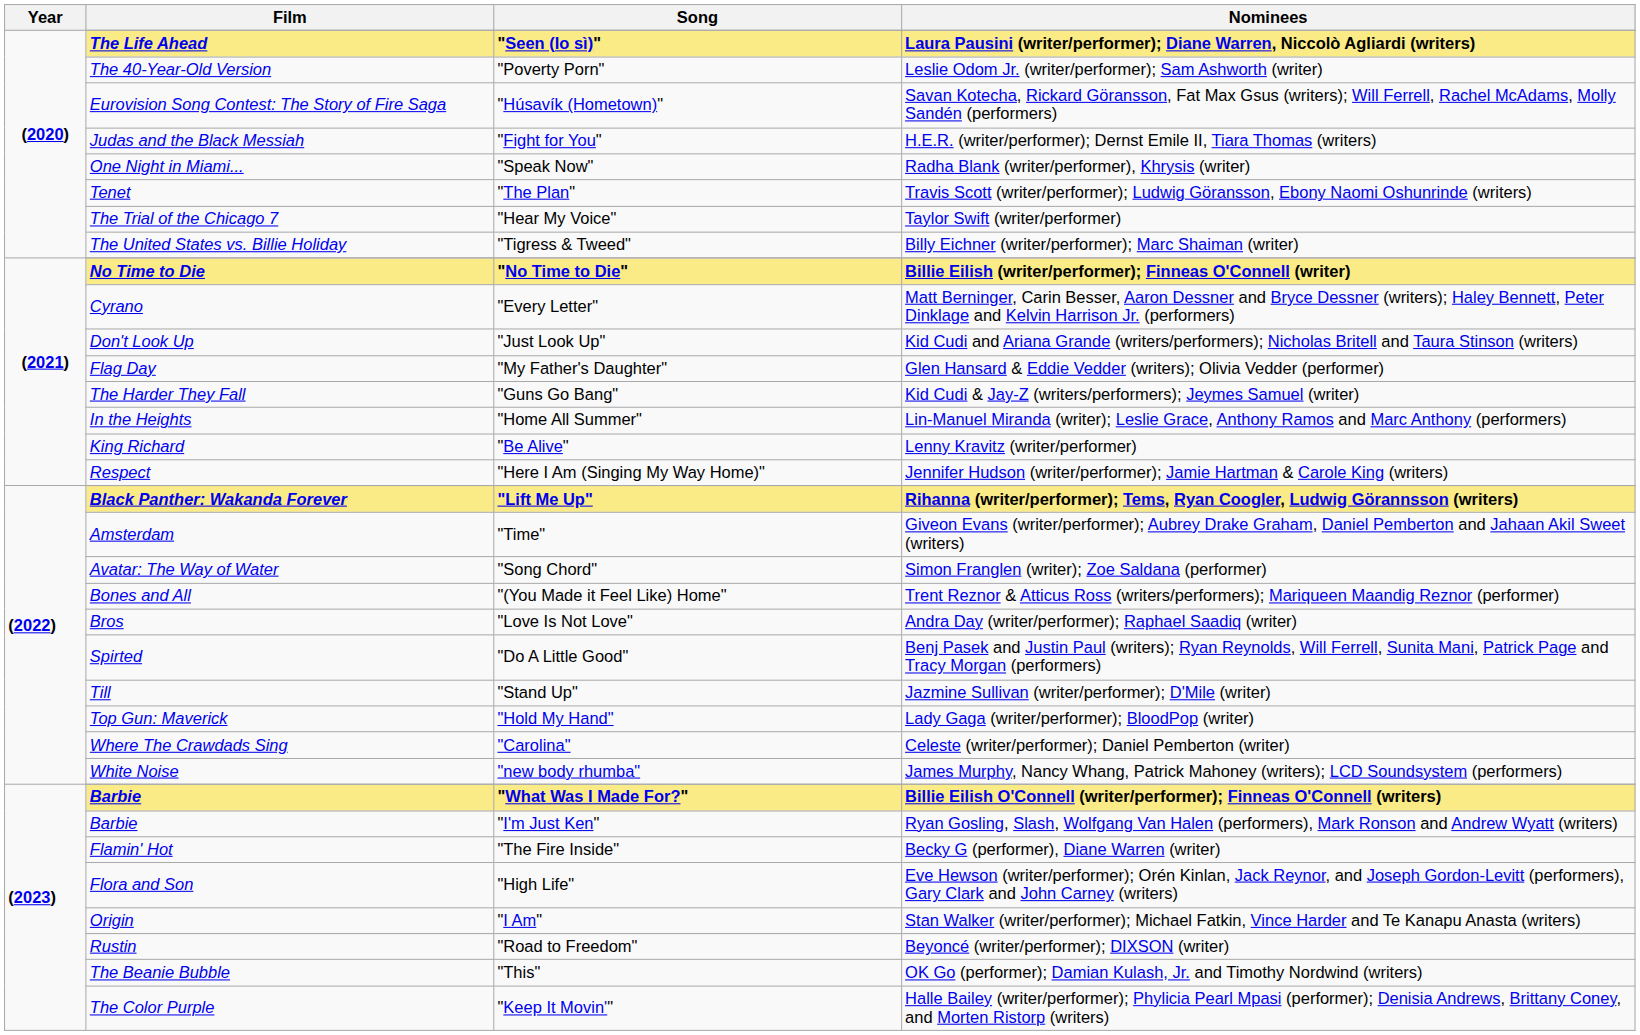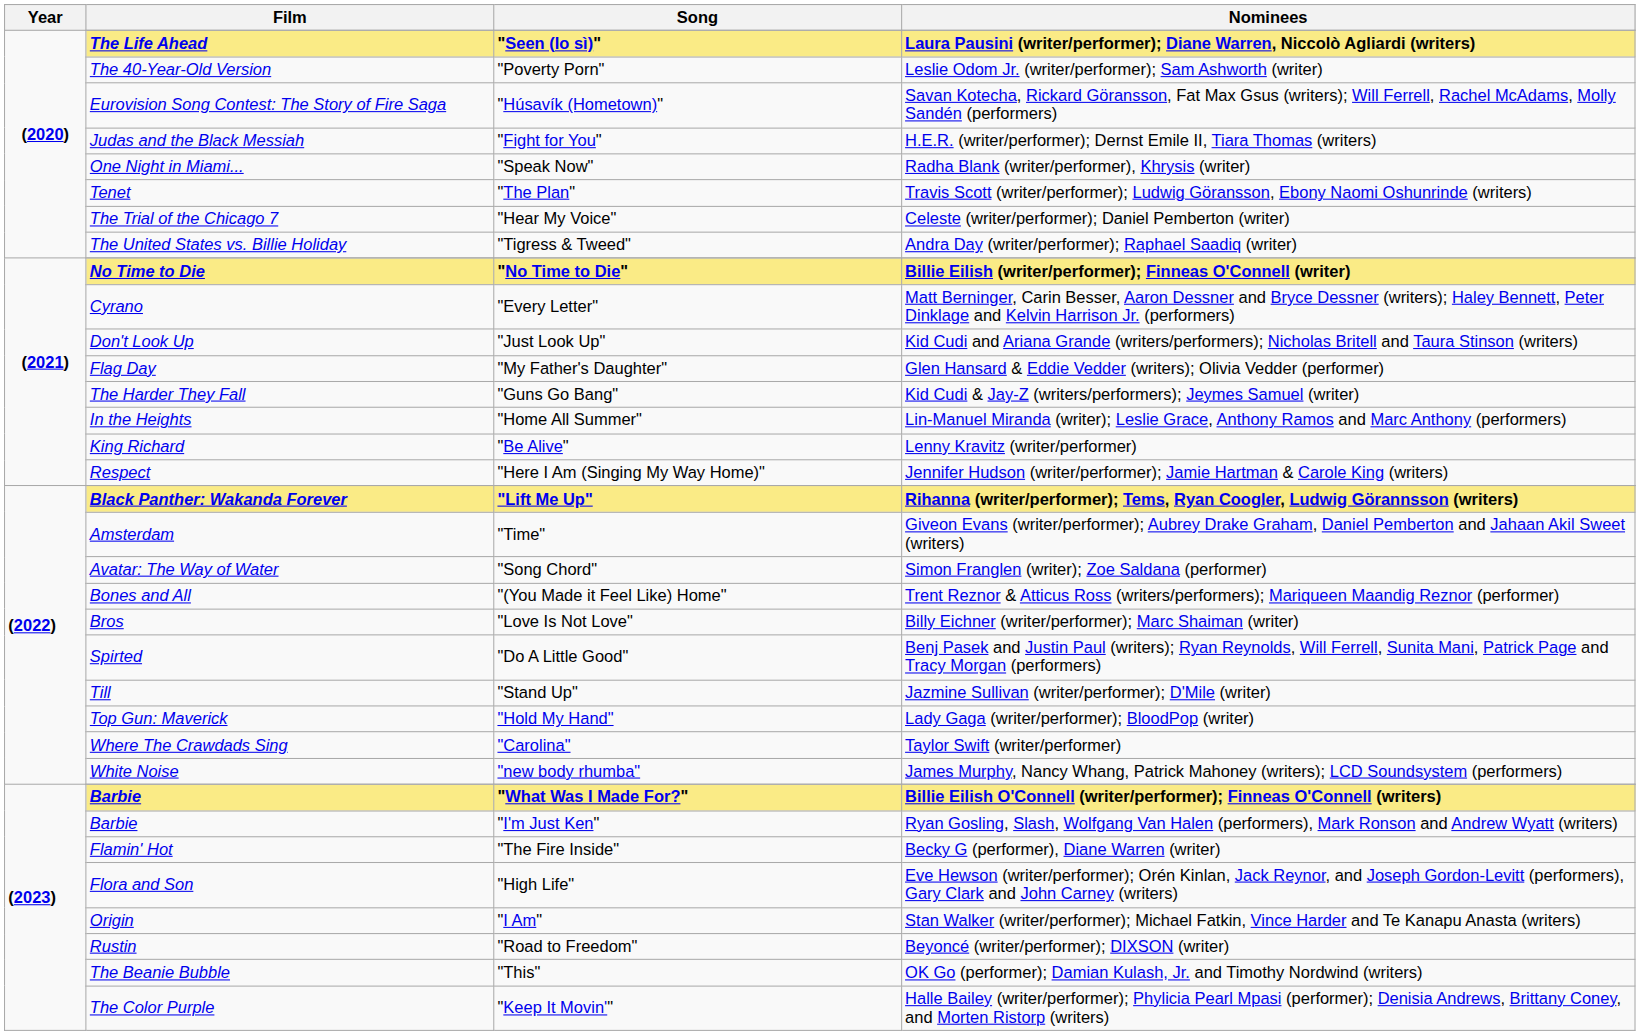(1013, 219) Taylor Swift (writer/performer) -> (1097, 219) Celeste (writer/performer); Daniel Pemberton (writer)
(1102, 245) Billy Eichner (writer/performer); Marc Shaiman (writer) -> (1101, 245) Andra Day (writer/performer); Raphael Saadiq (writer)
(1101, 622) Andra Day (writer/performer); Raphael Saadiq (writer) -> (1102, 622) Billy Eichner (writer/performer); Marc Shaiman (writer)
(1097, 745) Celeste (writer/performer); Daniel Pemberton (writer) -> (1013, 745) Taylor Swift (writer/performer)
